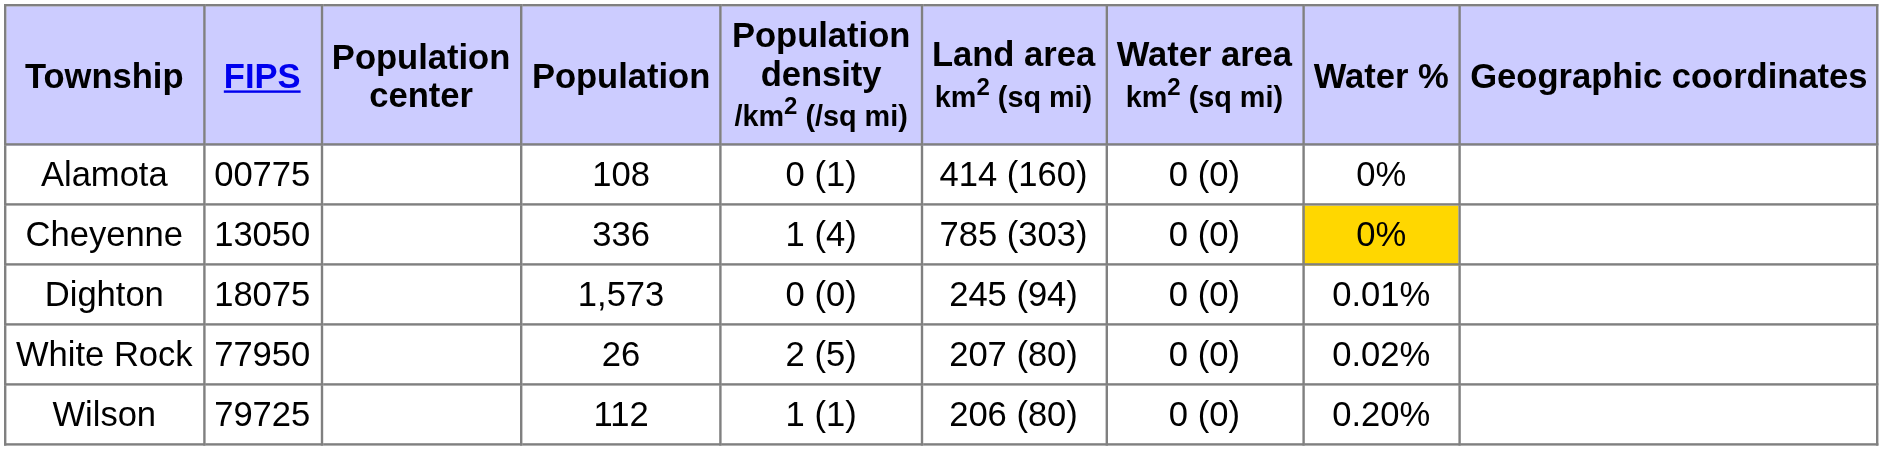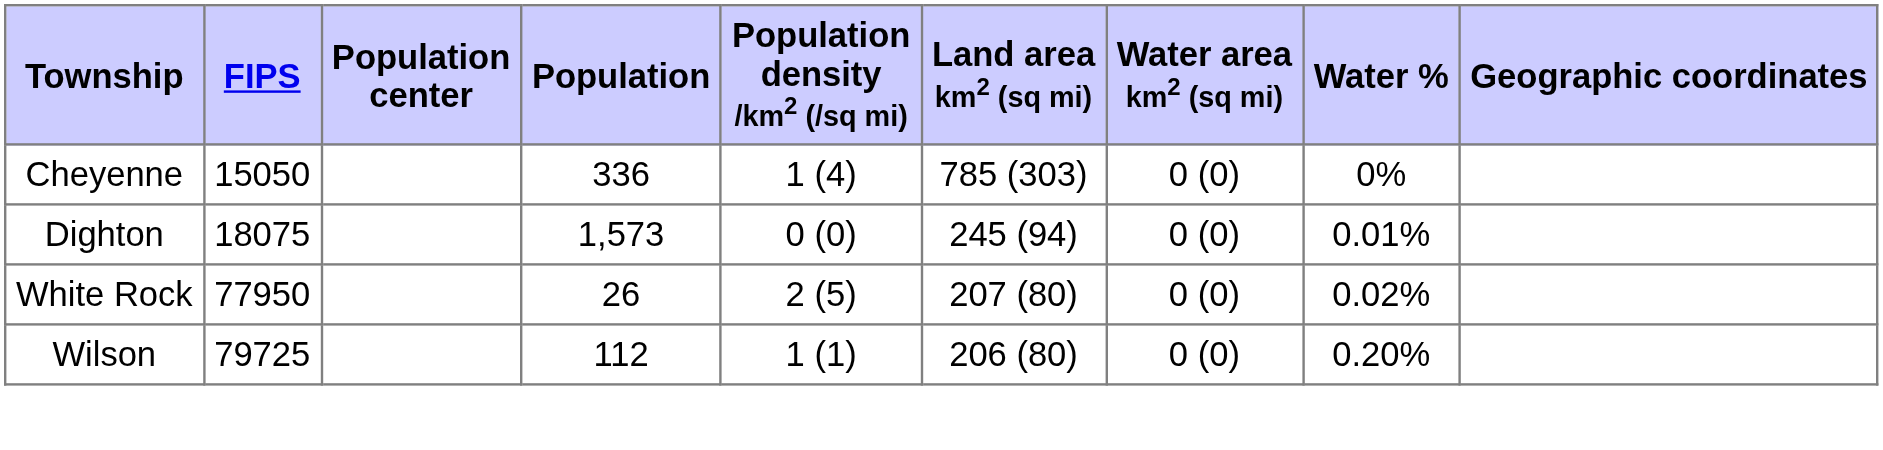- row: (104, 174)
(262, 234) 13050 -> (262, 174) 15050
(1381, 234) gold background -> (1381, 174) no background
